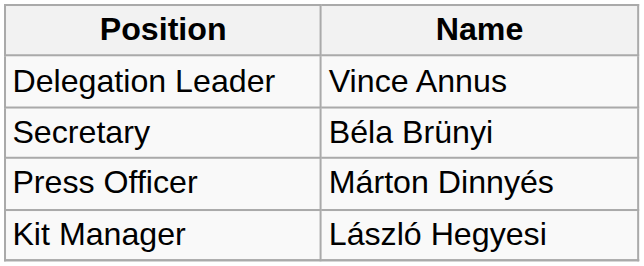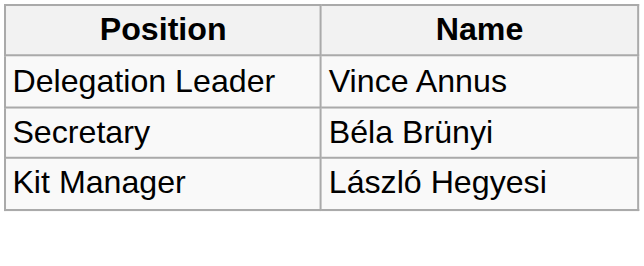- row: (105, 183)
